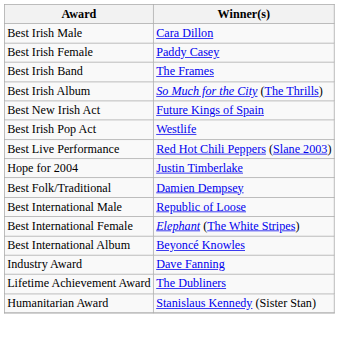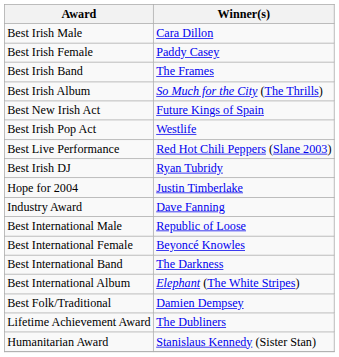+ row: (39, 168)
rows swapped: (59, 187) <-> (45, 264)
(228, 226) Elephant (The White Stripes) -> (201, 245) Beyoncé Knowles
+ row: (65, 264)
(201, 245) Beyoncé Knowles -> (228, 284) Elephant (The White Stripes)
